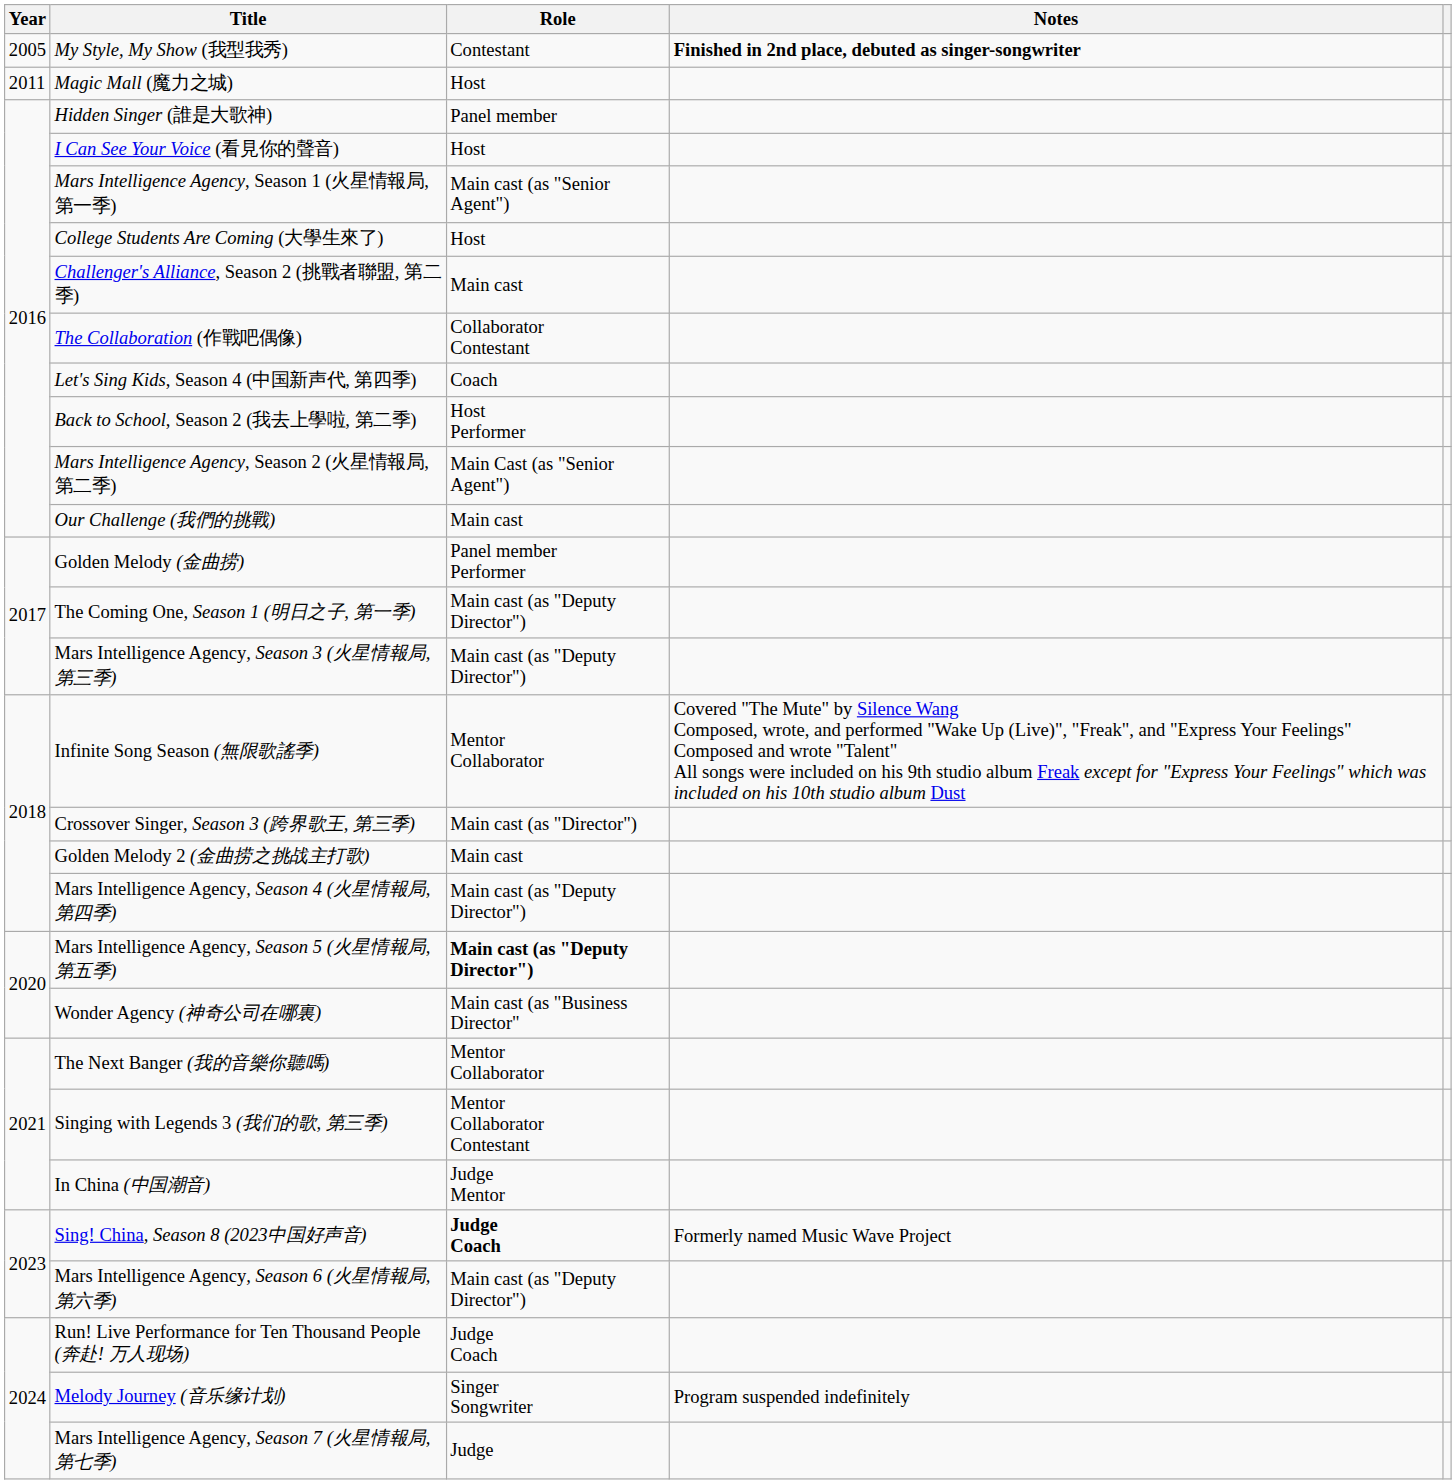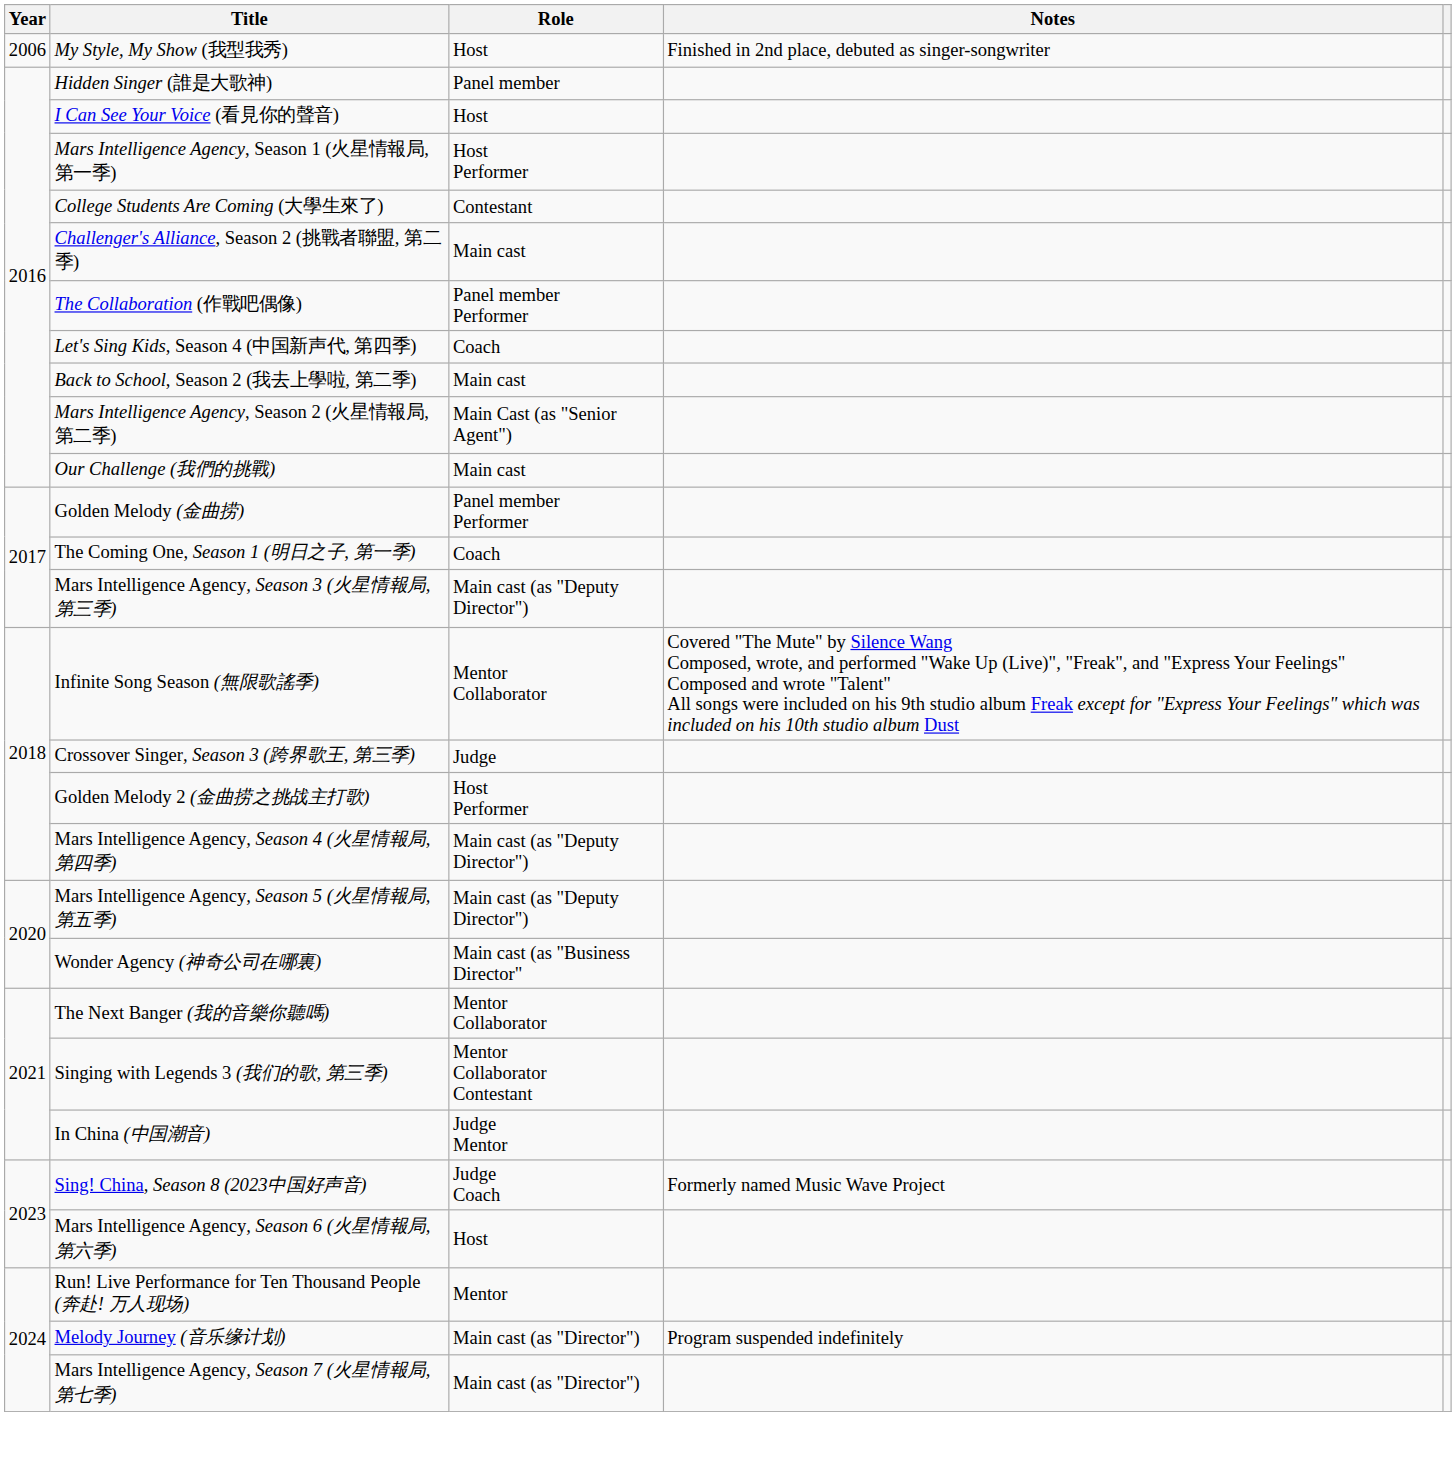(27, 50) 2005 -> (27, 50) 2006
(490, 50) Contestant -> (470, 50) Host
(877, 50) bold -> (859, 50) normal
- row: (144, 82)
(530, 194) Main cast (as "Senior Agent") -> (491, 161) Host Performer
(468, 239) Host -> (493, 206) Contestant
(497, 338) Collaborator Contestant -> (506, 305) Panel member Performer
(488, 421) Host Performer -> (489, 379) Main cast
(533, 612) Main cast (as "Deputy Director") -> (477, 553) Coach
(544, 824) Main cast (as "Director") -> (475, 756) Judge
(487, 857) Main cast -> (491, 798) Host Performer
(539, 959) bold -> (536, 909) normal
(476, 1235) bold -> (477, 1185) normal
(533, 1289) Main cast (as "Deputy Director") -> (470, 1238) Host
(474, 1344) Judge Coach -> (480, 1294) Mentor
(491, 1396) Singer Songwriter -> (546, 1337) Main cast (as "Director")
(472, 1450) Judge -> (546, 1382) Main cast (as "Director")
